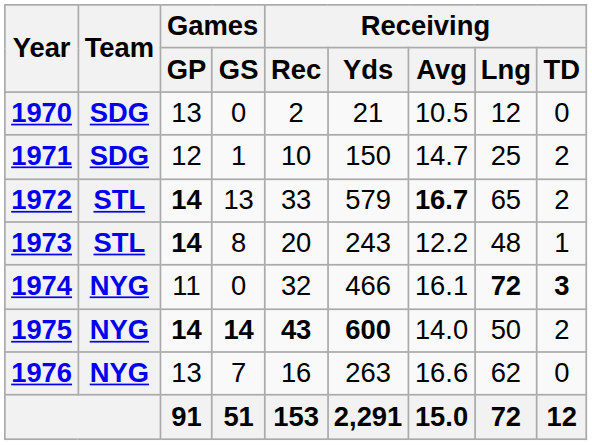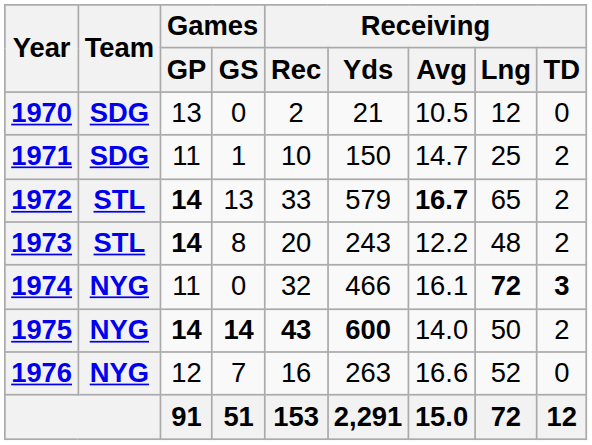(186, 156) 12 -> (186, 156) 11
(562, 243) 1 -> (562, 243) 2
(186, 373) 13 -> (186, 373) 12
(506, 373) 62 -> (506, 373) 52
